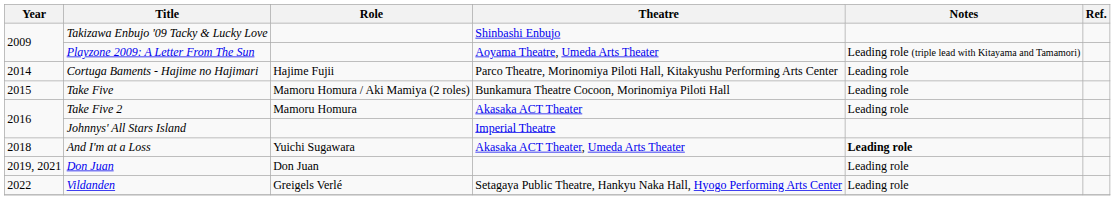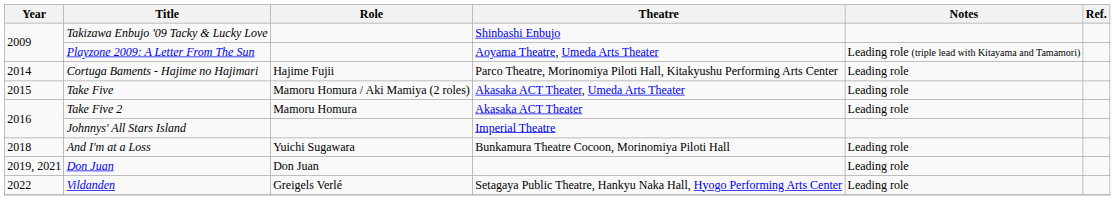(603, 90) Bunkamura Theatre Cocoon, Morinomiya Piloti Hall -> (580, 90) Akasaka ACT Theater, Umeda Arts Theater
(580, 147) Akasaka ACT Theater, Umeda Arts Theater -> (603, 147) Bunkamura Theatre Cocoon, Morinomiya Piloti Hall
(880, 147) bold -> (878, 147) normal
